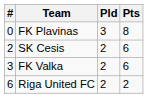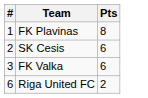- column: (109, 13)
(10, 31) 0 -> (10, 31) 1
